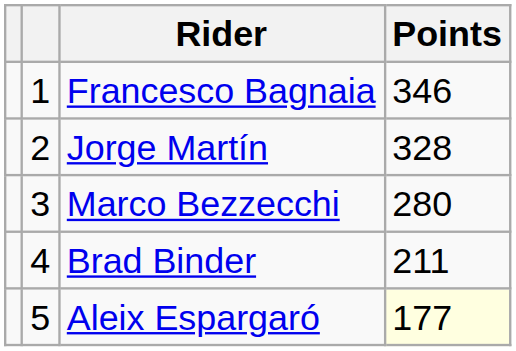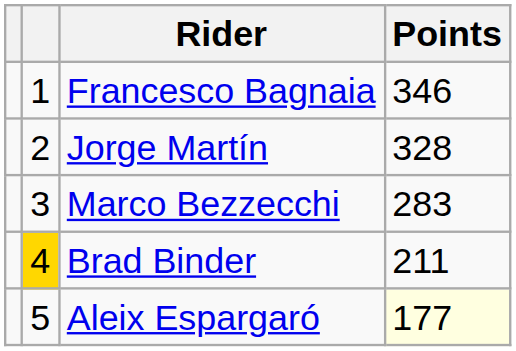(422, 204) 280 -> (422, 204) 283
(40, 261) no background -> (40, 261) gold background
